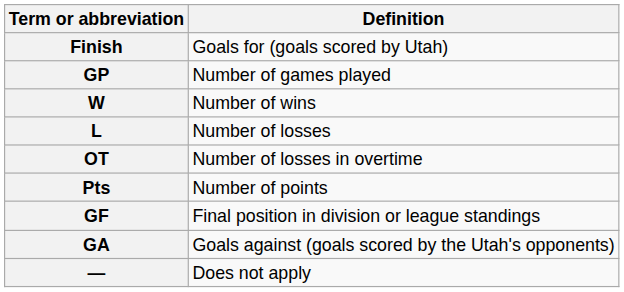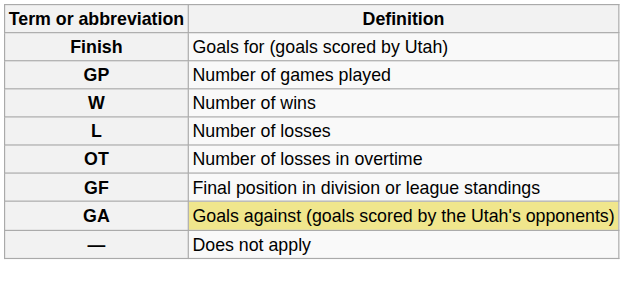- row: (96, 188)
(404, 244) no background -> (404, 216) khaki background
